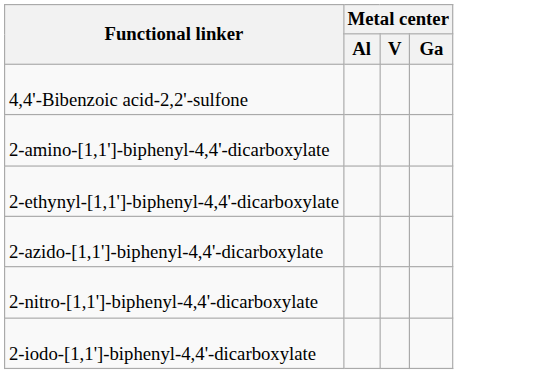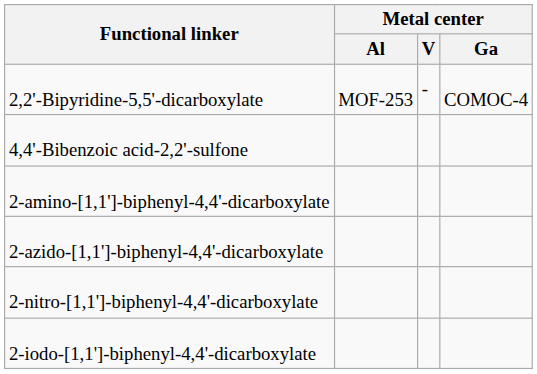+ row: (136, 99)
- row: (174, 201)
